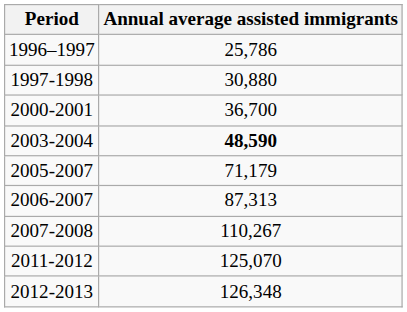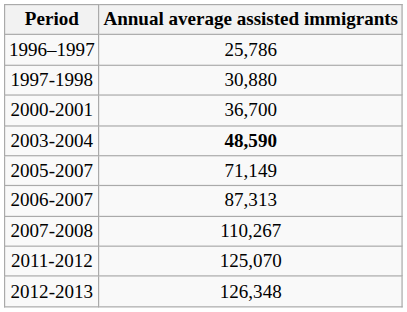(251, 170) 71,179 -> (251, 170) 71,149
